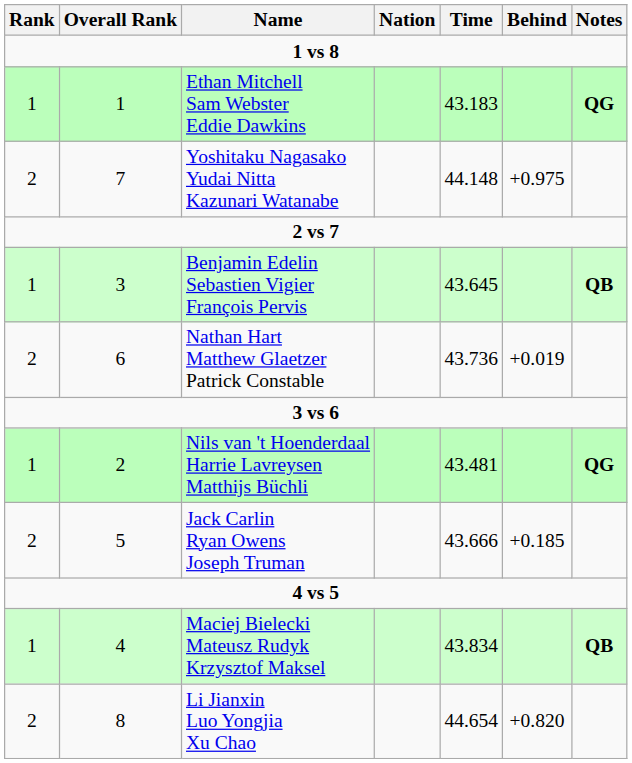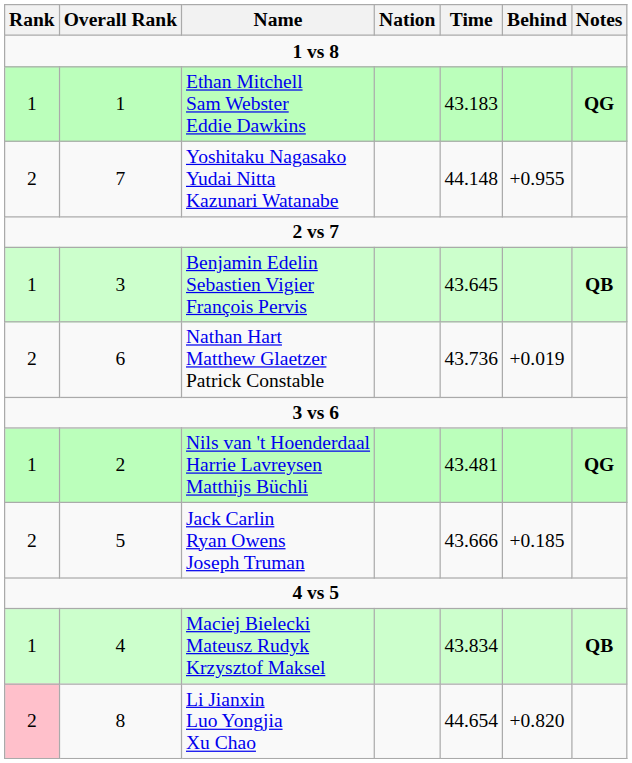(537, 178) +0.975 -> (537, 178) +0.955
(32, 720) no background -> (32, 720) pink background
